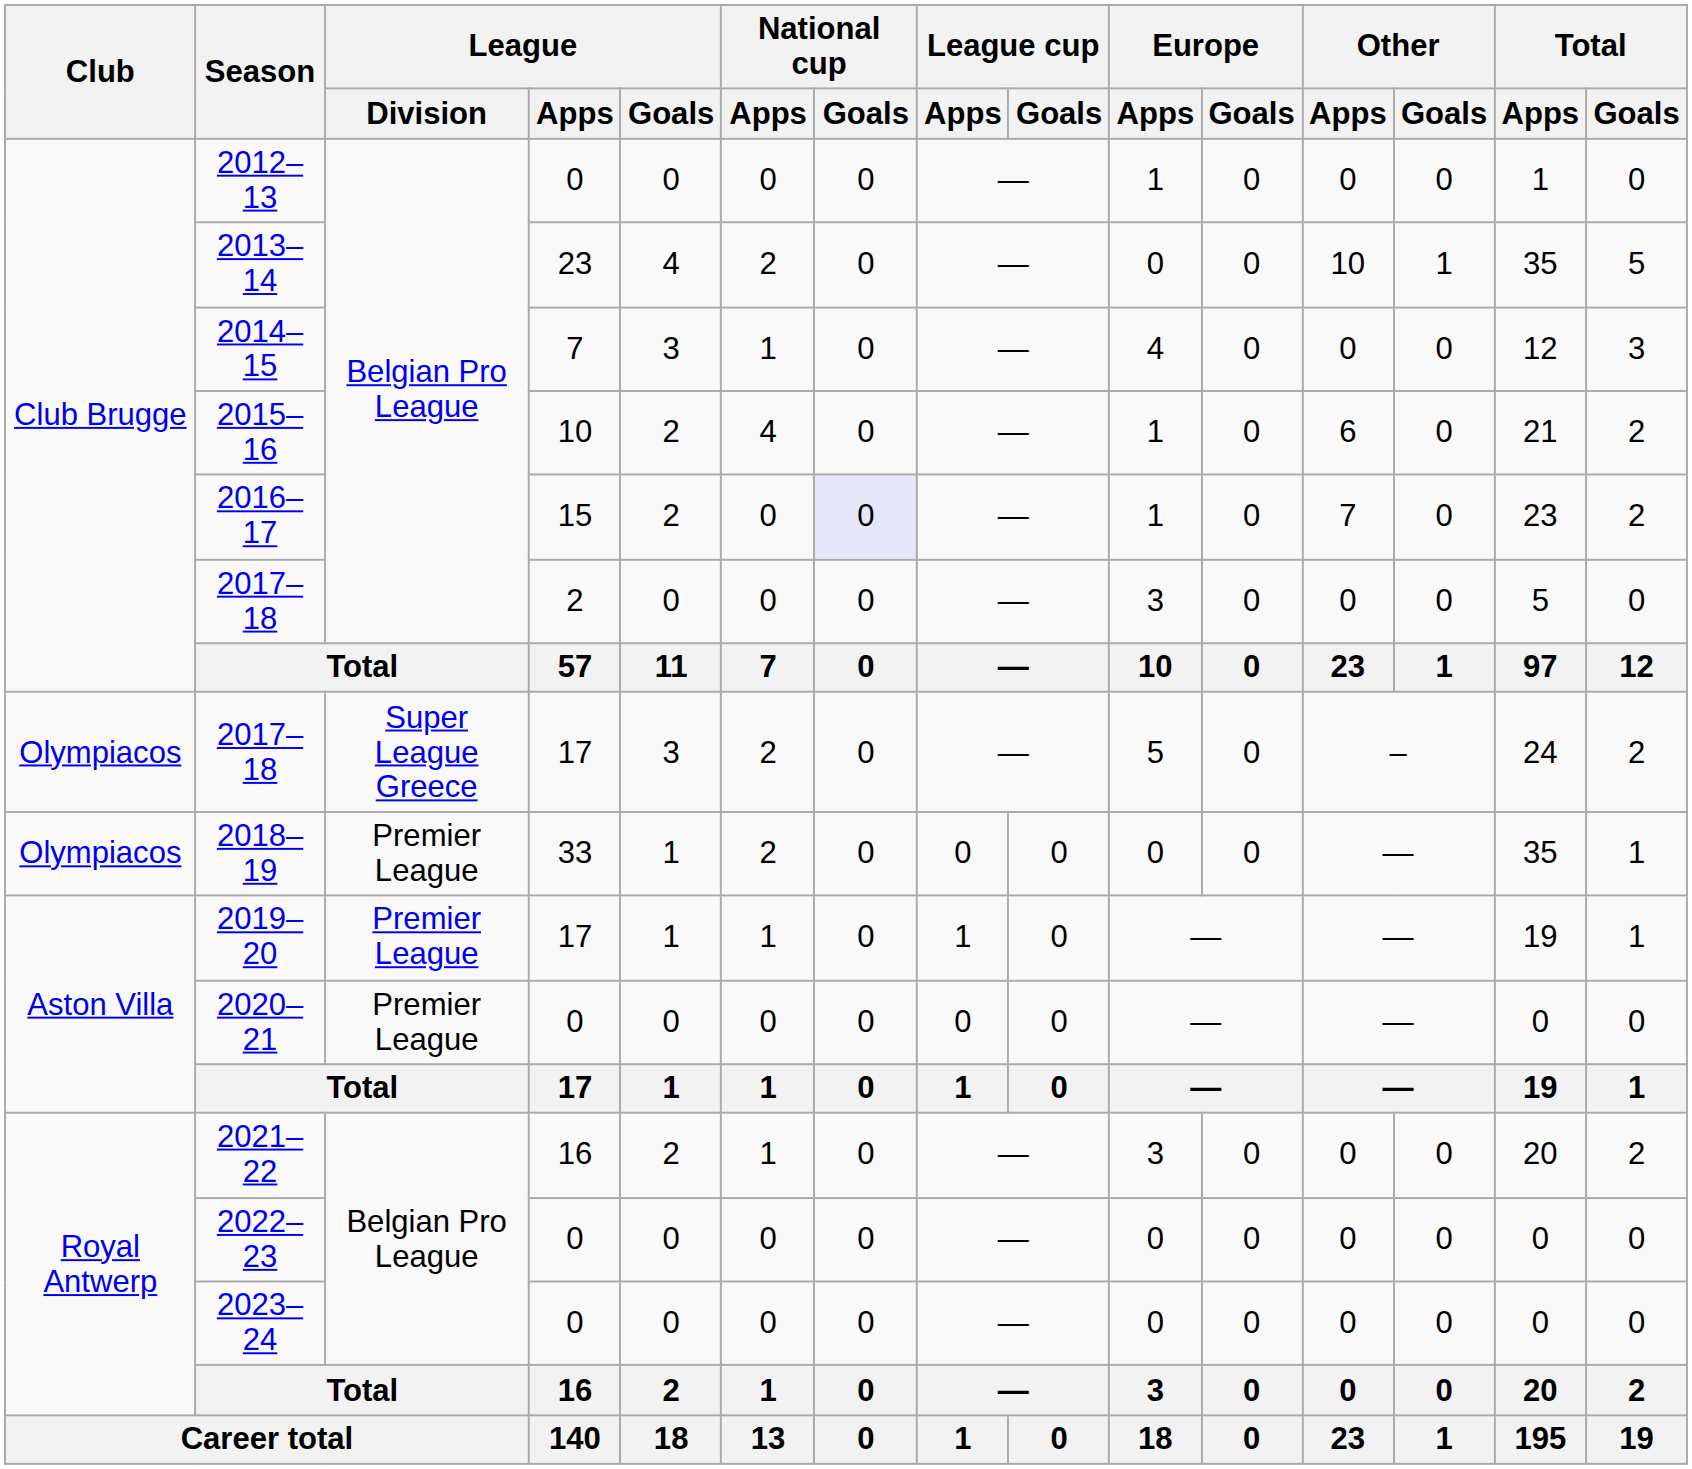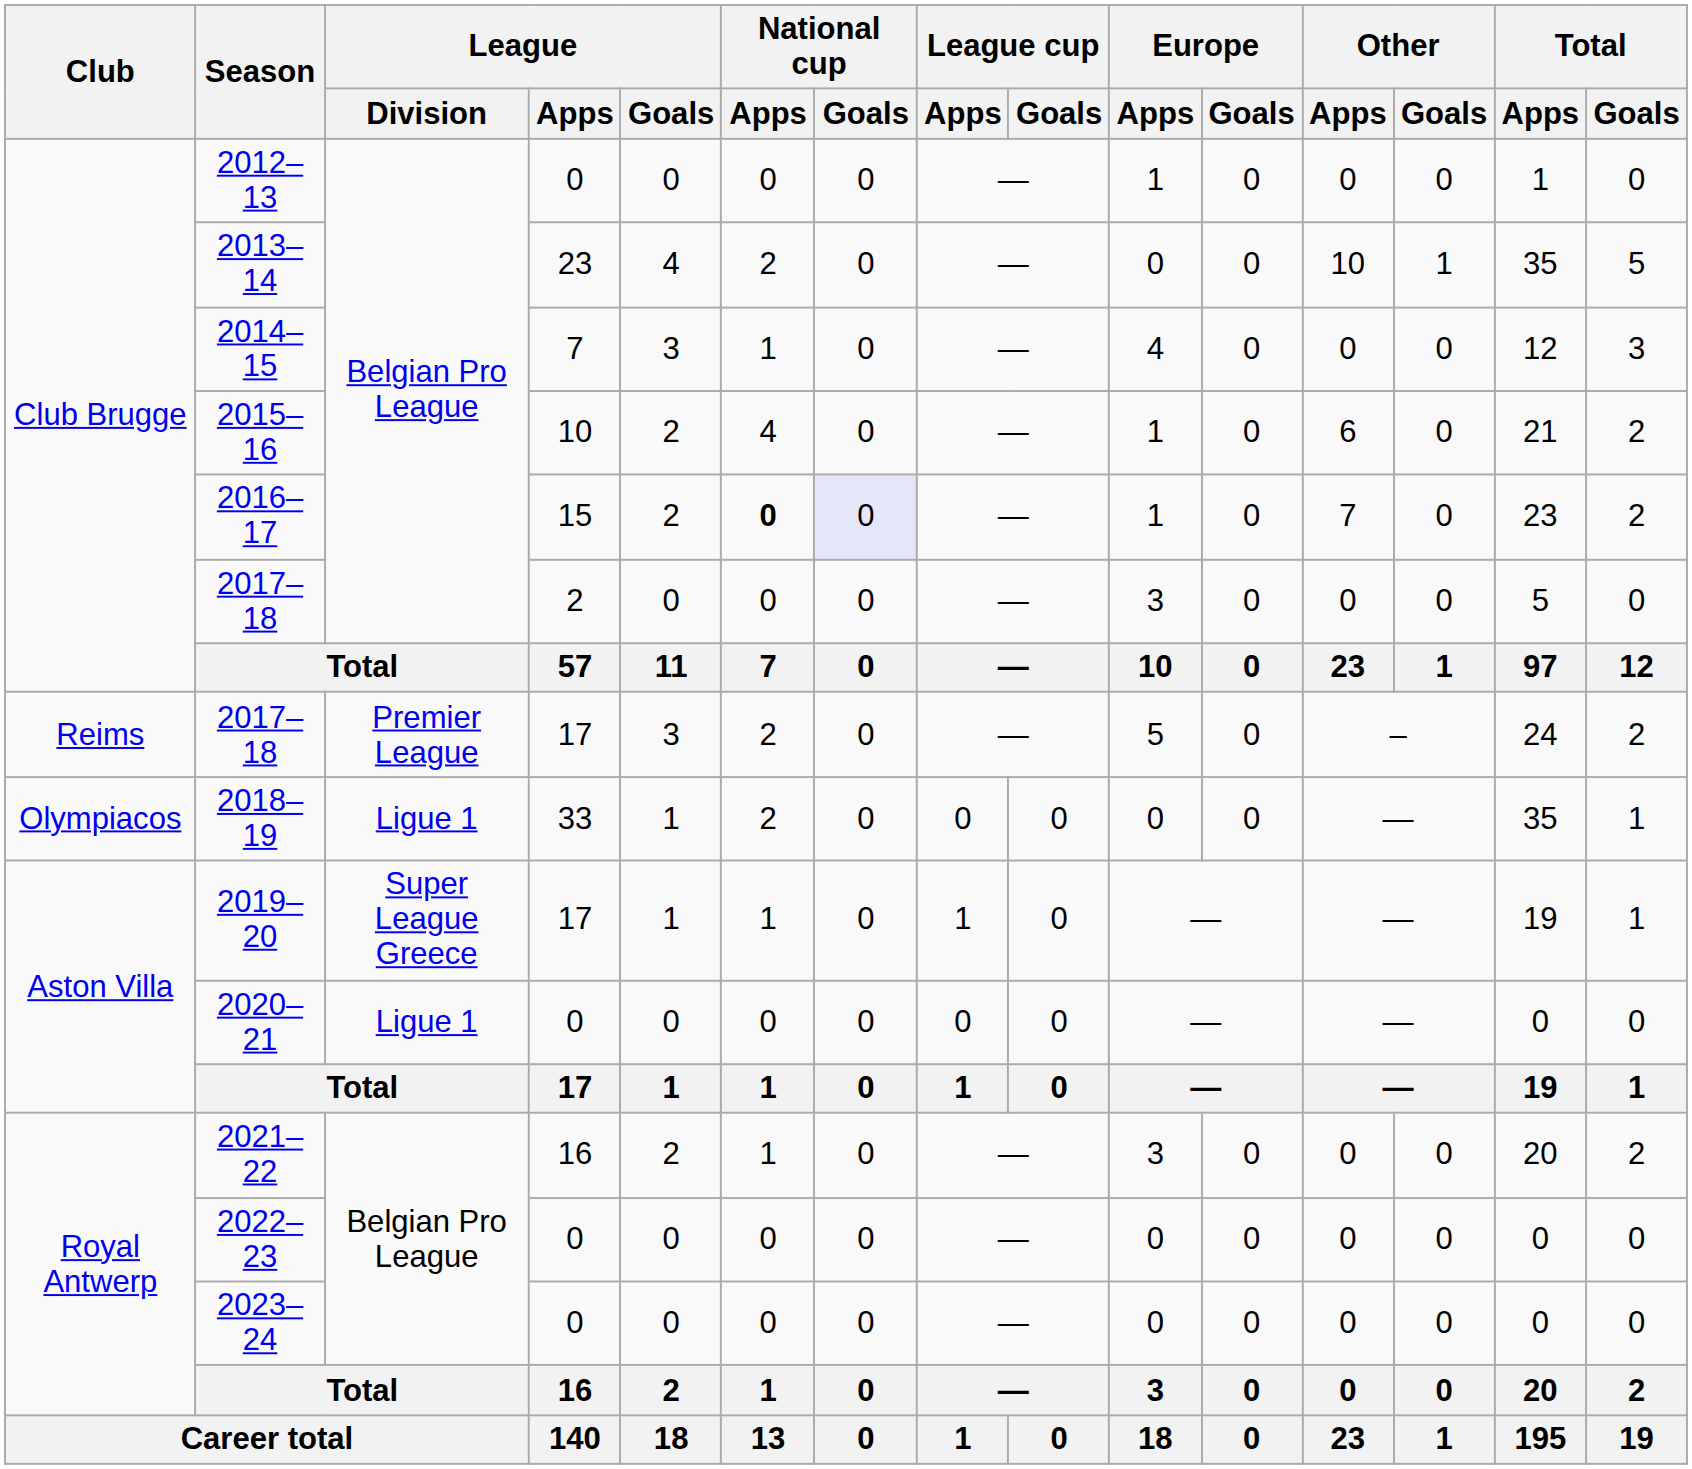(768, 516) normal -> (768, 516) bold
(100, 751) Olympiacos -> (100, 734) Reims
(427, 751) Super League Greece -> (427, 734) Premier League
(427, 853) Premier League -> (427, 818) Ligue 1
(427, 937) Premier League -> (427, 919) Super League Greece
(427, 1021) Premier League -> (427, 1021) Ligue 1
